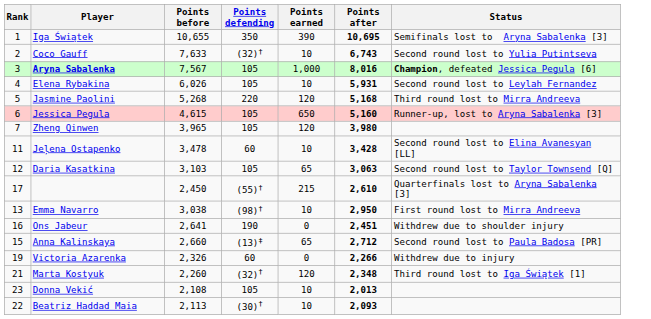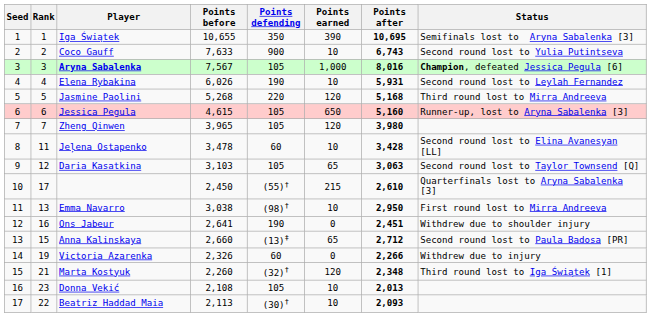+ column: (17, 17)
(250, 53) (32)† -> (276, 52) 900
(250, 84) 105 -> (276, 82) 190
